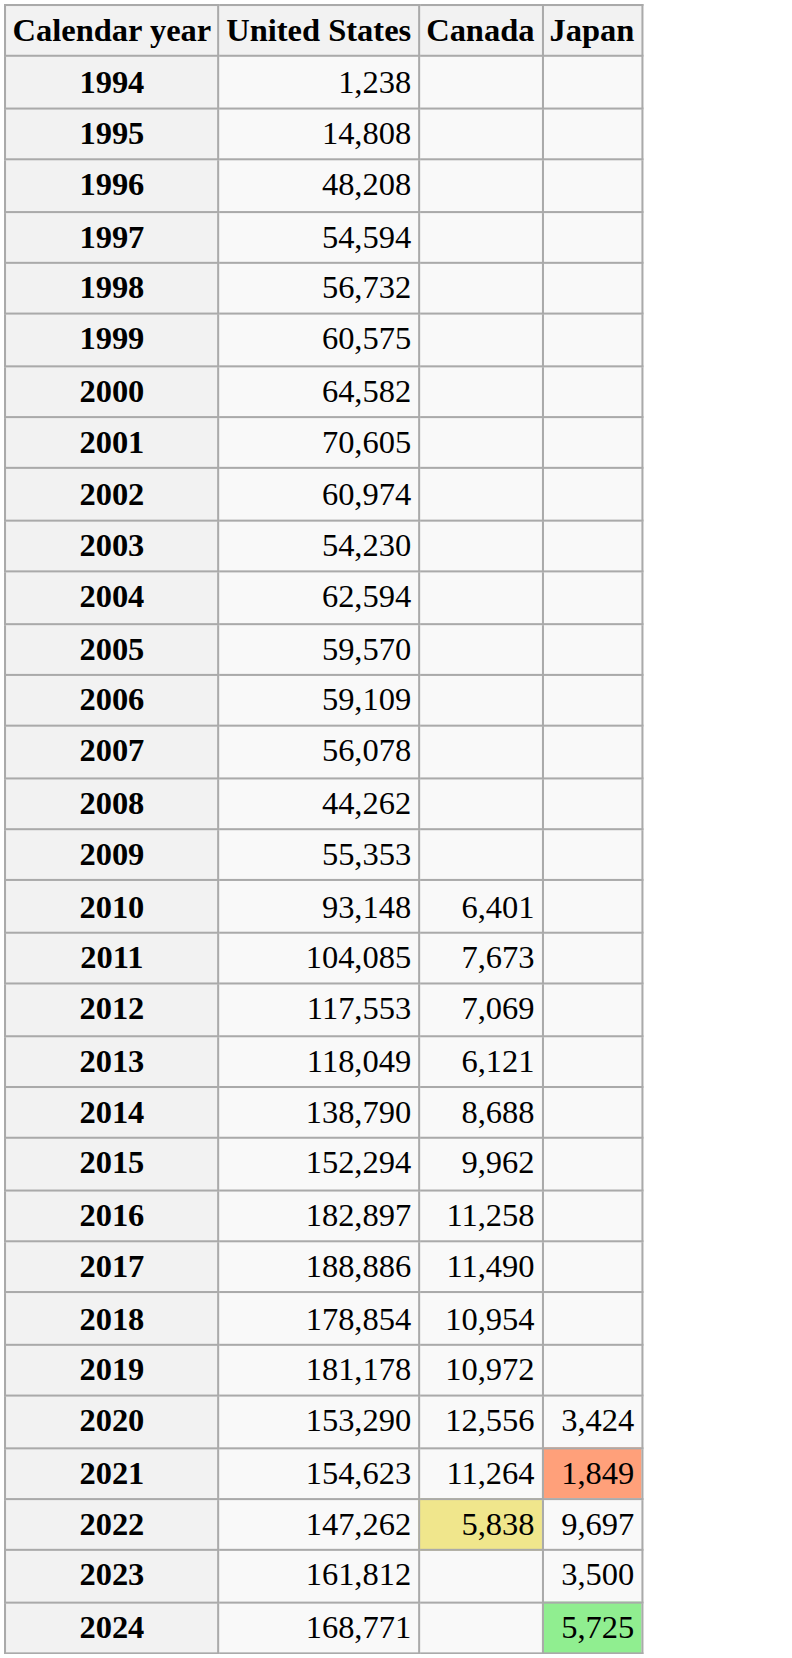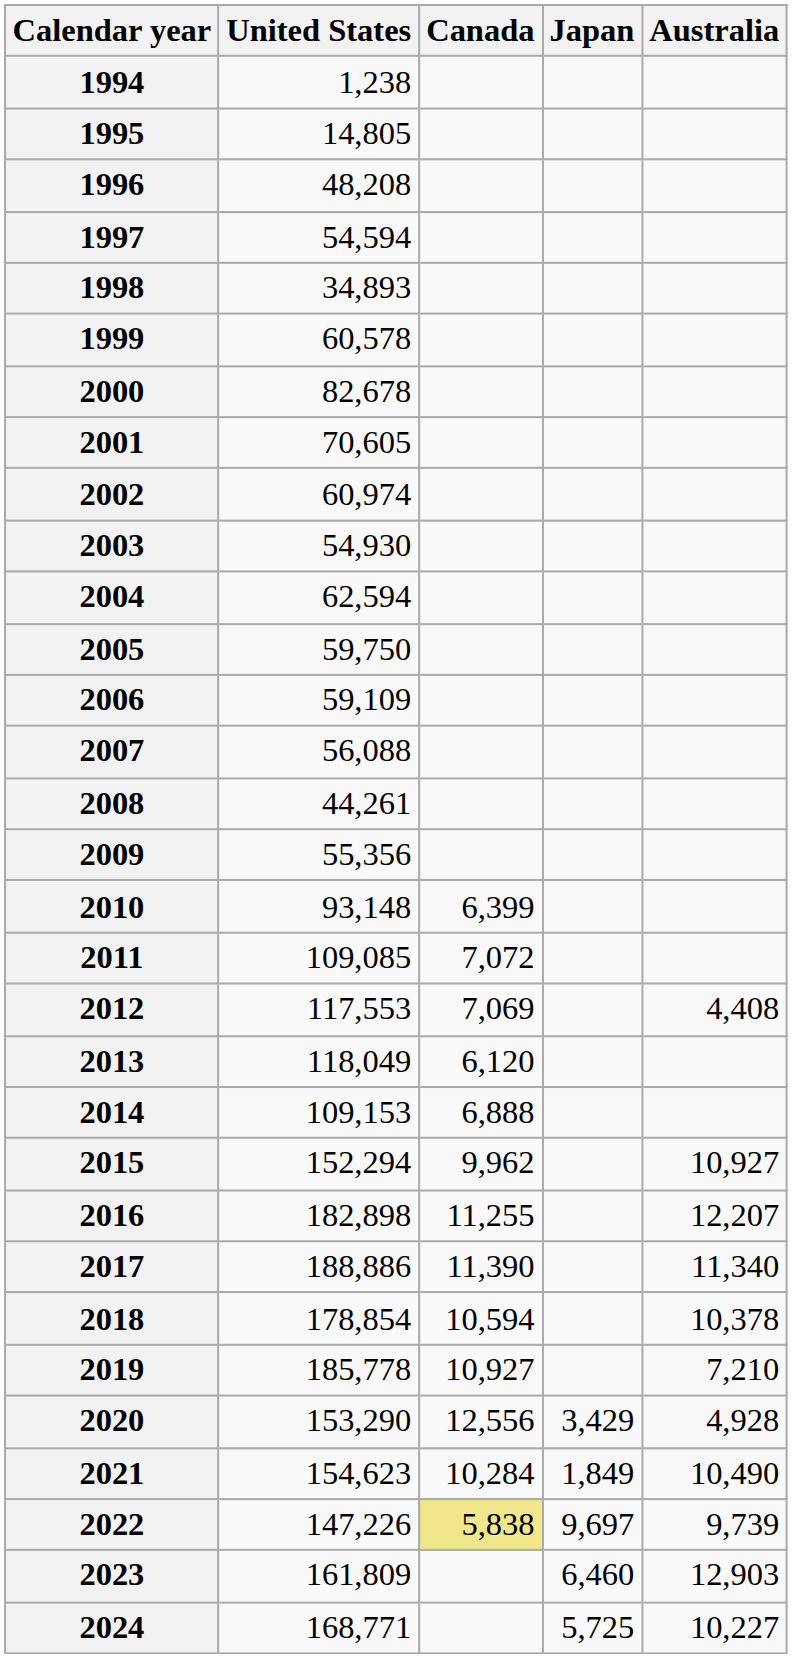+ column: (714, 30)
(367, 133) 14,808 -> (367, 133) 14,805
(367, 287) 56,732 -> (367, 287) 34,893
(367, 339) 60,575 -> (367, 339) 60,578
(367, 390) 64,582 -> (367, 390) 82,678
(367, 545) 54,230 -> (367, 545) 54,930
(367, 648) 59,570 -> (367, 648) 59,750
(367, 751) 56,078 -> (367, 751) 56,088
(367, 802) 44,262 -> (367, 802) 44,261
(367, 854) 55,353 -> (367, 854) 55,356
(498, 905) 6,401 -> (498, 905) 6,399
(358, 957) 104,085 -> (358, 957) 109,085
(498, 957) 7,673 -> (498, 957) 7,072
(498, 1060) 6,121 -> (498, 1060) 6,120
(358, 1111) 138,790 -> (358, 1111) 109,153
(498, 1111) 8,688 -> (498, 1111) 6,888
(358, 1215) 182,897 -> (358, 1215) 182,898
(490, 1215) 11,258 -> (490, 1215) 11,255
(490, 1266) 11,490 -> (490, 1266) 11,390
(490, 1318) 10,954 -> (490, 1318) 10,594
(358, 1369) 181,178 -> (358, 1369) 185,778
(490, 1369) 10,972 -> (490, 1369) 10,927
(598, 1421) 3,424 -> (598, 1421) 3,429
(490, 1472) 11,264 -> (490, 1472) 10,284
(598, 1472) lightsalmon background -> (598, 1472) no background
(358, 1524) 147,262 -> (358, 1524) 147,226
(358, 1575) 161,812 -> (358, 1575) 161,809
(598, 1575) 3,500 -> (598, 1575) 6,460
(598, 1627) lightgreen background -> (598, 1627) no background
